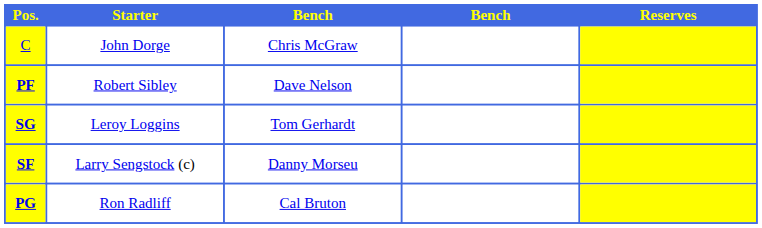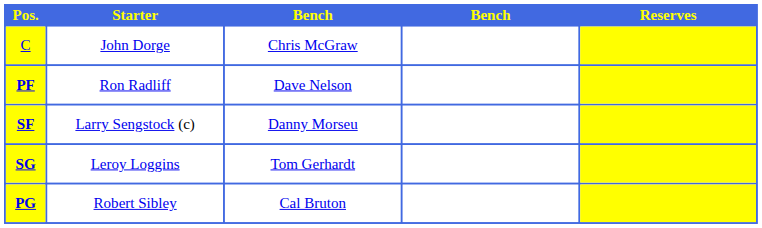(135, 84) Robert Sibley -> (135, 84) Ron Radliff
rows swapped: (26, 163) <-> (26, 124)
(135, 203) Ron Radliff -> (135, 203) Robert Sibley
